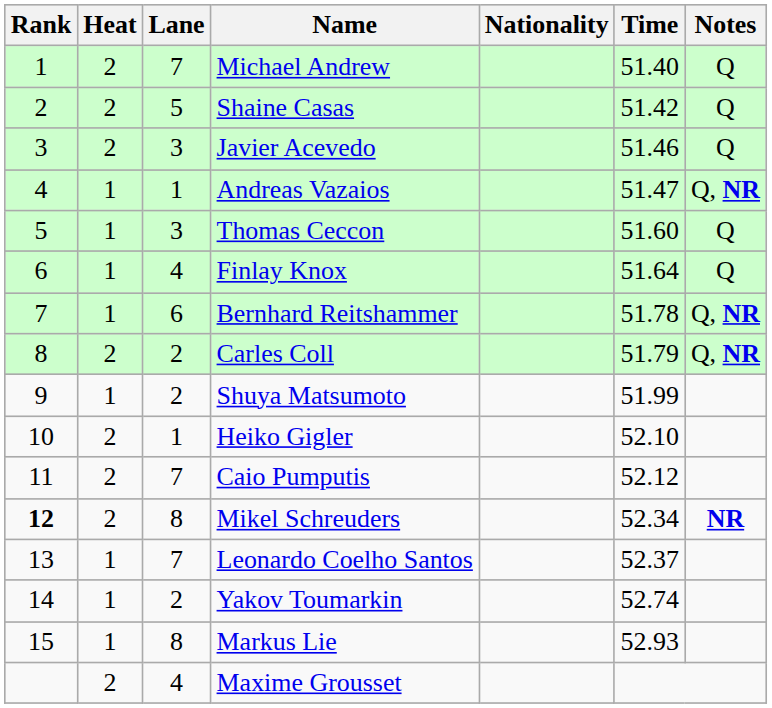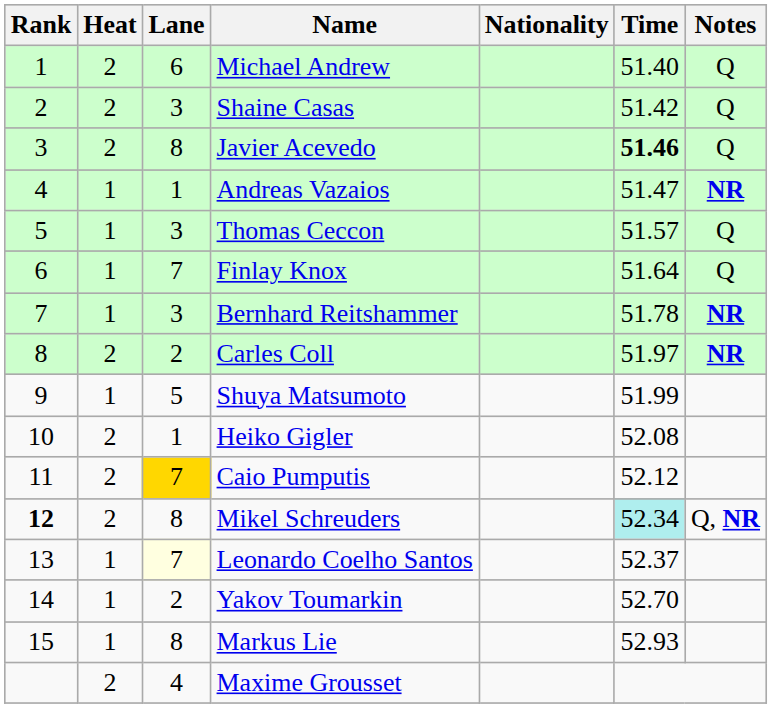(177, 66) 7 -> (177, 66) 6
(177, 107) 5 -> (177, 107) 3
(177, 148) 3 -> (177, 148) 8
(650, 148) normal -> (650, 148) bold
(725, 189) Q, NR -> (725, 189) NR
(650, 230) 51.60 -> (650, 230) 51.57
(177, 271) 4 -> (177, 271) 7
(177, 312) 6 -> (177, 312) 3
(725, 312) Q, NR -> (725, 312) NR
(650, 353) 51.79 -> (650, 353) 51.97
(725, 353) Q, NR -> (725, 353) NR
(177, 395) 2 -> (177, 395) 5
(650, 436) 52.10 -> (650, 436) 52.08
(177, 477) no background -> (177, 477) gold background
(650, 518) no background -> (650, 518) paleturquoise background
(725, 518) NR -> (725, 518) Q, NR
(177, 559) no background -> (177, 559) lightyellow background
(650, 600) 52.74 -> (650, 600) 52.70
